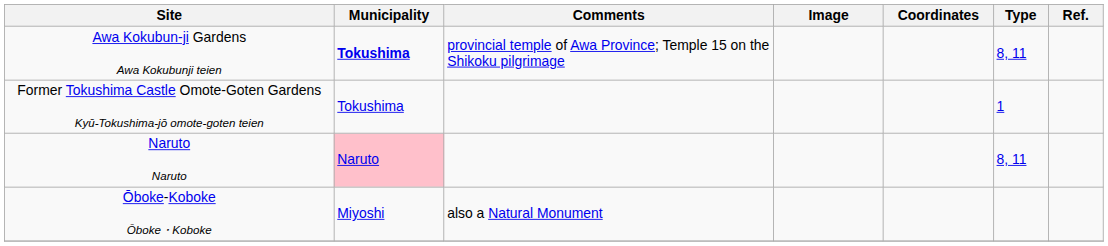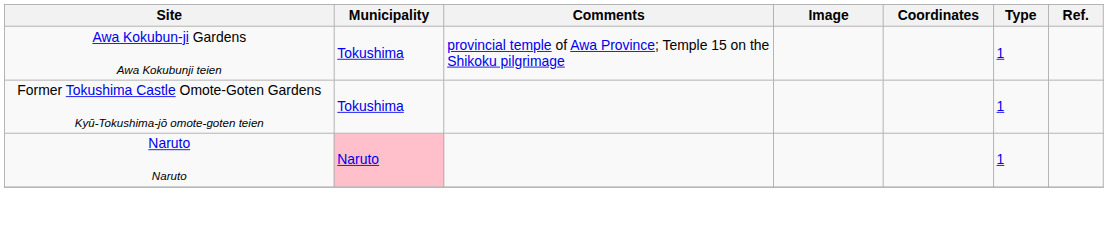(374, 53) bold -> (371, 53) normal
(1012, 53) 8, 11 -> (1000, 53) 1
(1012, 160) 8, 11 -> (1000, 160) 1
- row: (169, 213)
